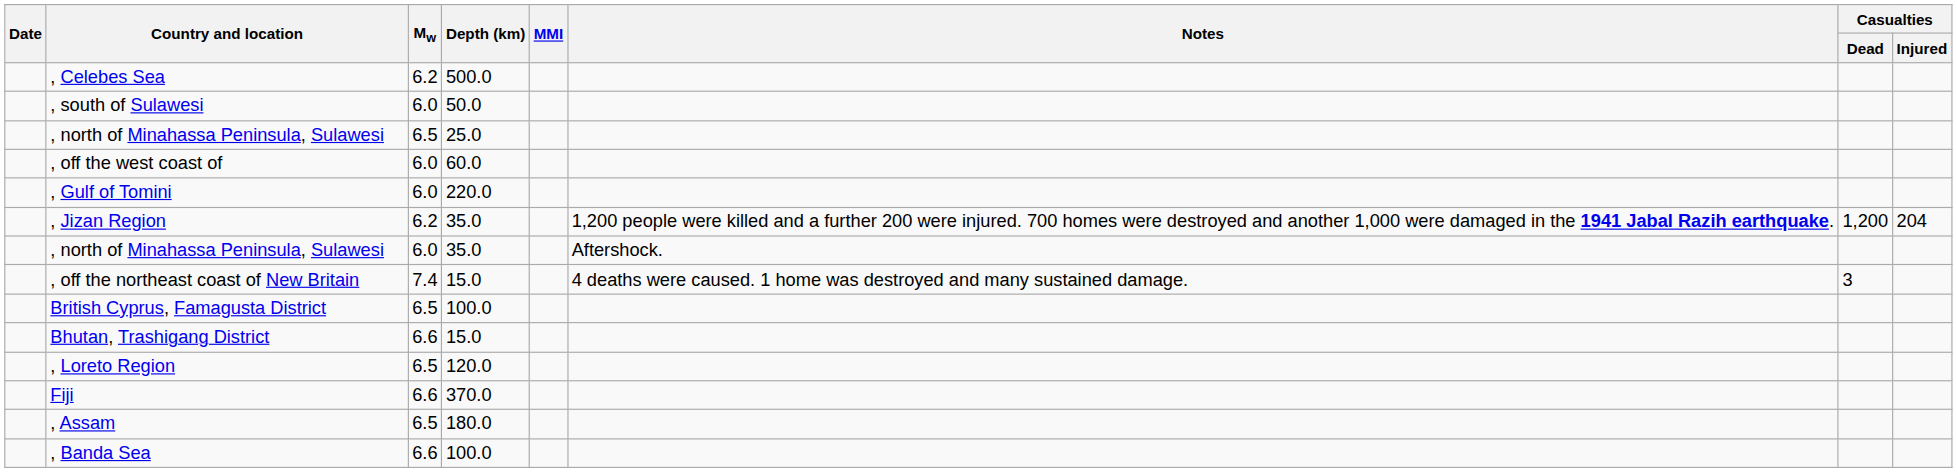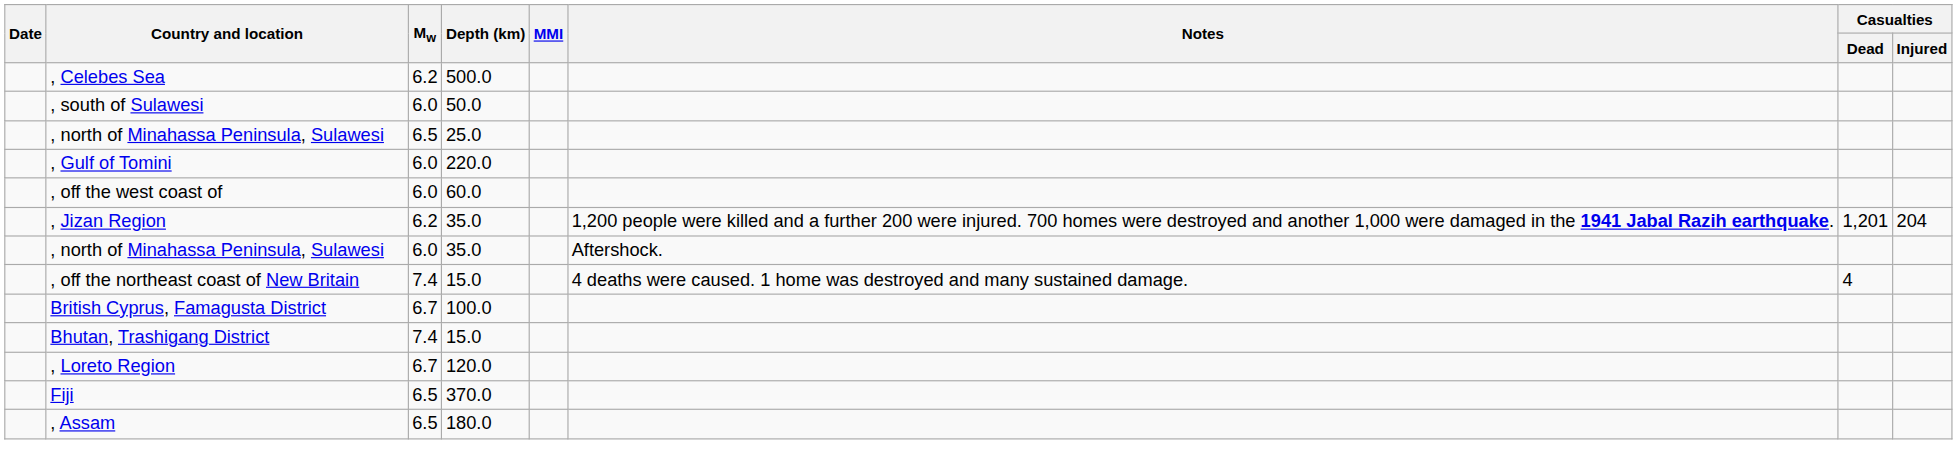rows swapped: (136, 163) <-> (111, 192)
(1865, 221) 1,200 -> (1865, 221) 1,201
(1848, 279) 3 -> (1848, 279) 4
(425, 308) 6.5 -> (425, 308) 6.7
(425, 337) 6.6 -> (425, 337) 7.4
(425, 366) 6.5 -> (425, 366) 6.7
(425, 395) 6.6 -> (425, 395) 6.5
- row: (101, 452)
